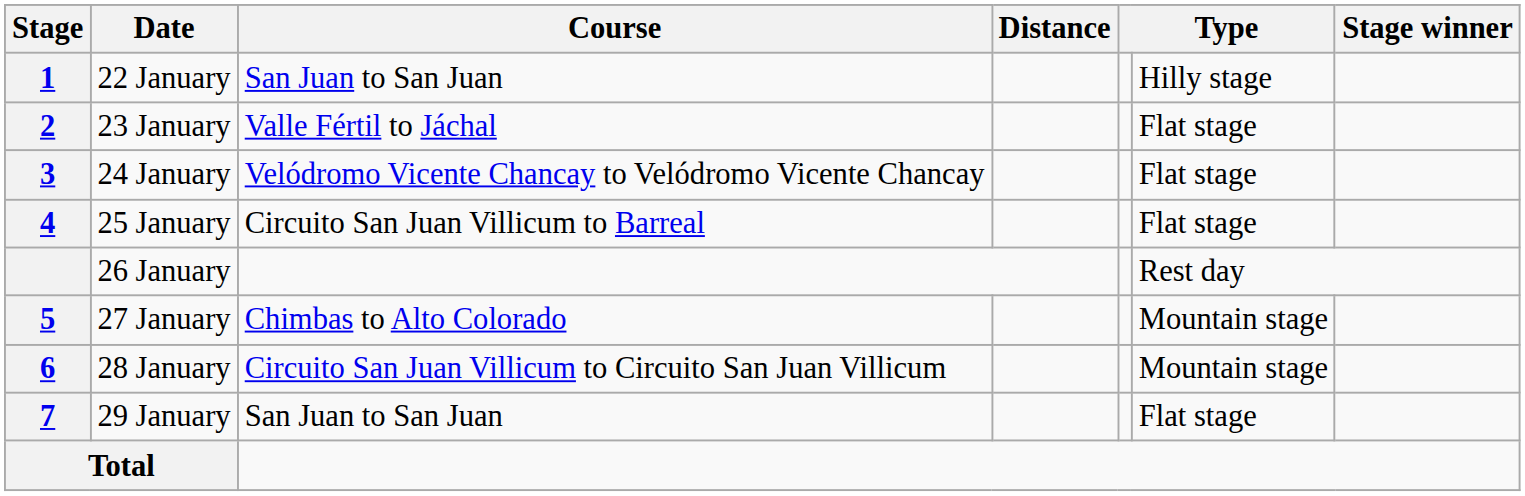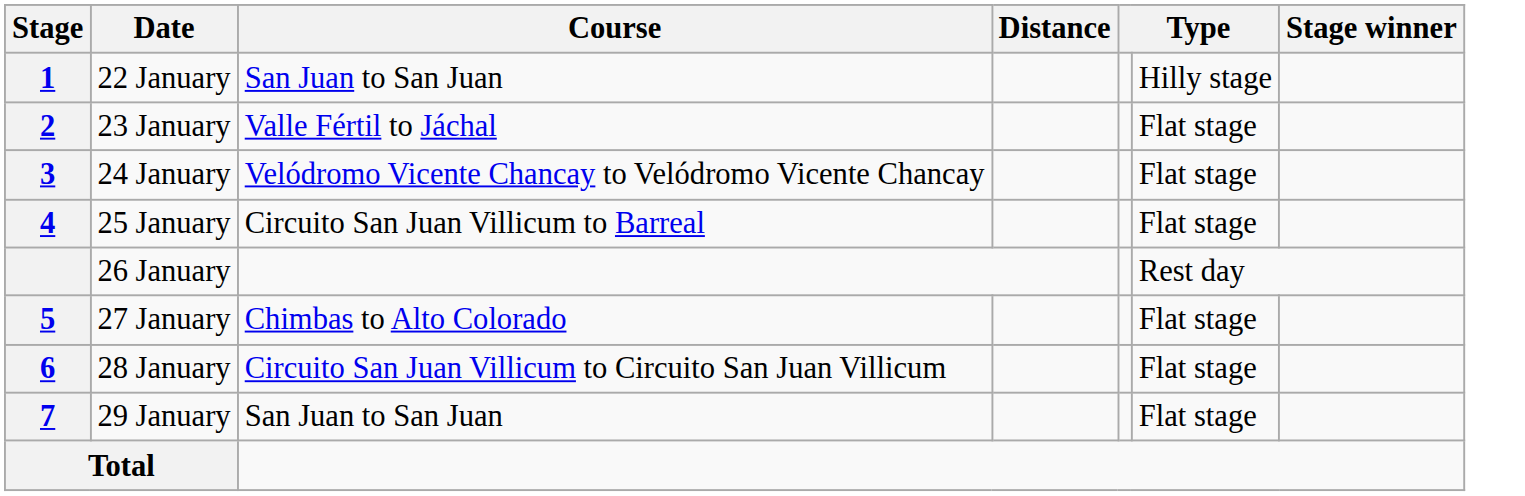(1233, 319) Mountain stage -> (1198, 319) Flat stage
(1233, 367) Mountain stage -> (1198, 367) Flat stage
